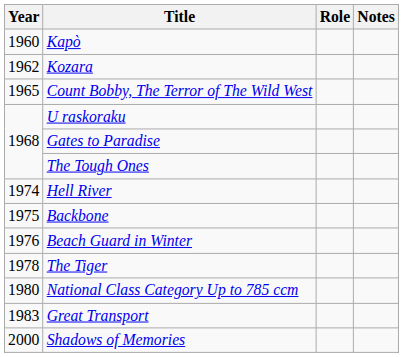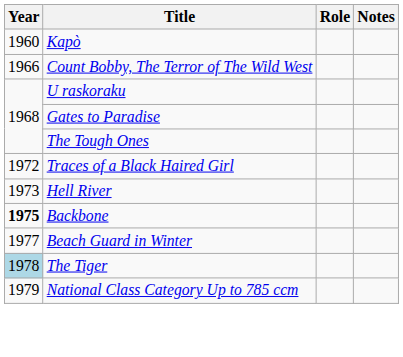- row: (70, 66)
(24, 91) 1965 -> (24, 66) 1966
+ row: (140, 166)
(24, 191) 1974 -> (24, 191) 1973
(24, 215) normal -> (24, 215) bold
(24, 240) 1976 -> (24, 240) 1977
(24, 265) no background -> (24, 265) lightblue background
(24, 290) 1980 -> (24, 290) 1979
- row: (98, 315)
- row: (116, 340)
